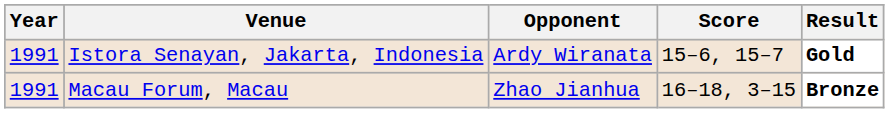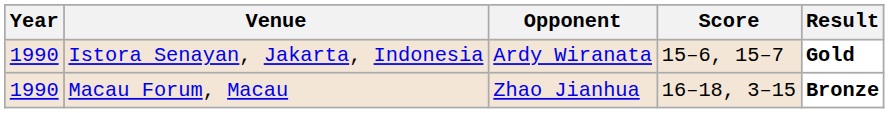(34, 56) 1991 -> (34, 56) 1990
(34, 90) 1991 -> (34, 90) 1990
